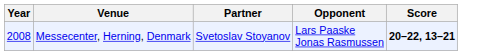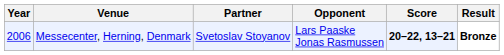+ column: (478, 13)
(19, 36) 2008 -> (19, 36) 2006
